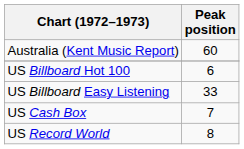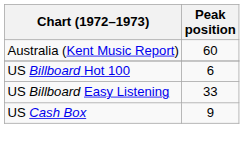(210, 112) 7 -> (210, 112) 9
- row: (58, 133)
